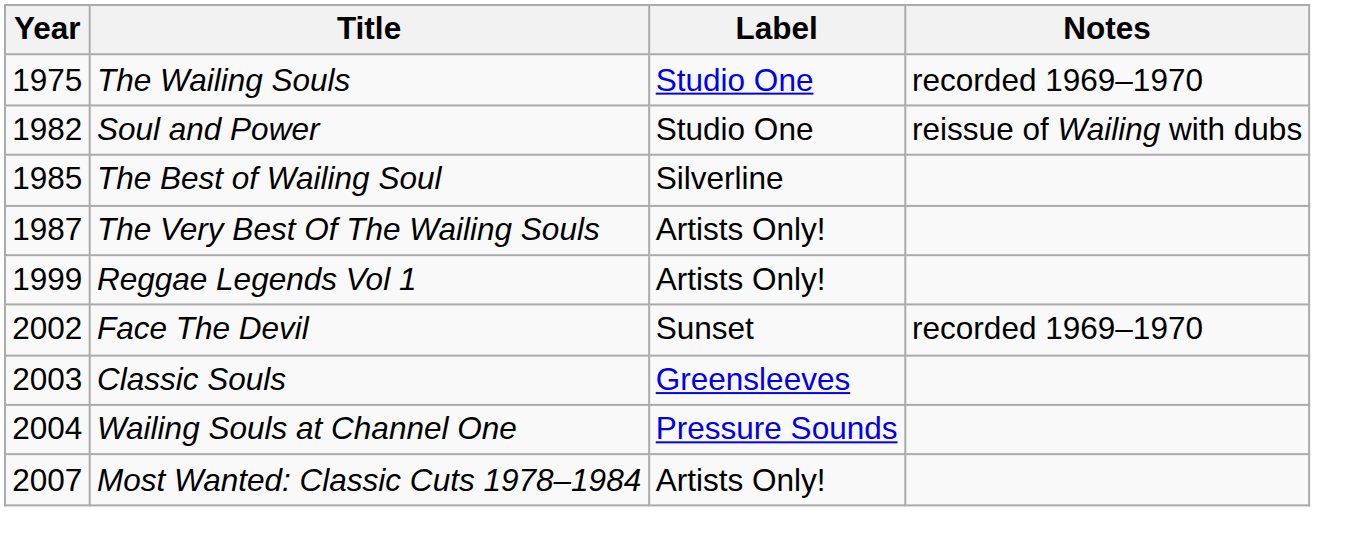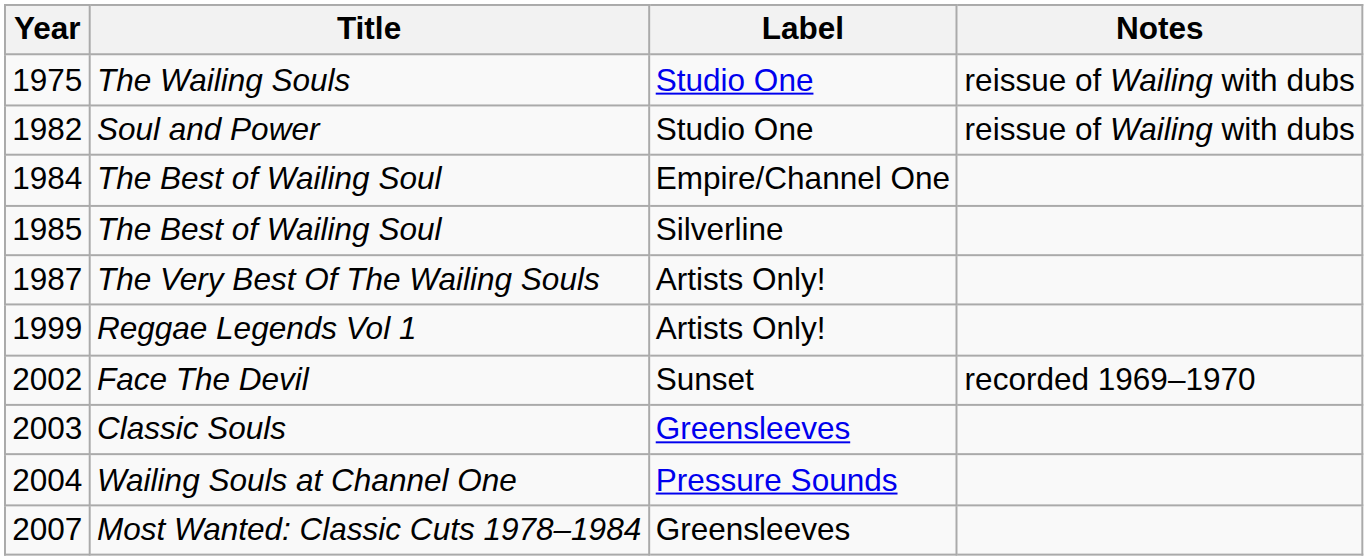(1058, 79) recorded 1969–1970 -> (1160, 79) reissue of Wailing with dubs
+ row: (47, 179)
(741, 479) Artists Only! -> (753, 529) Greensleeves
